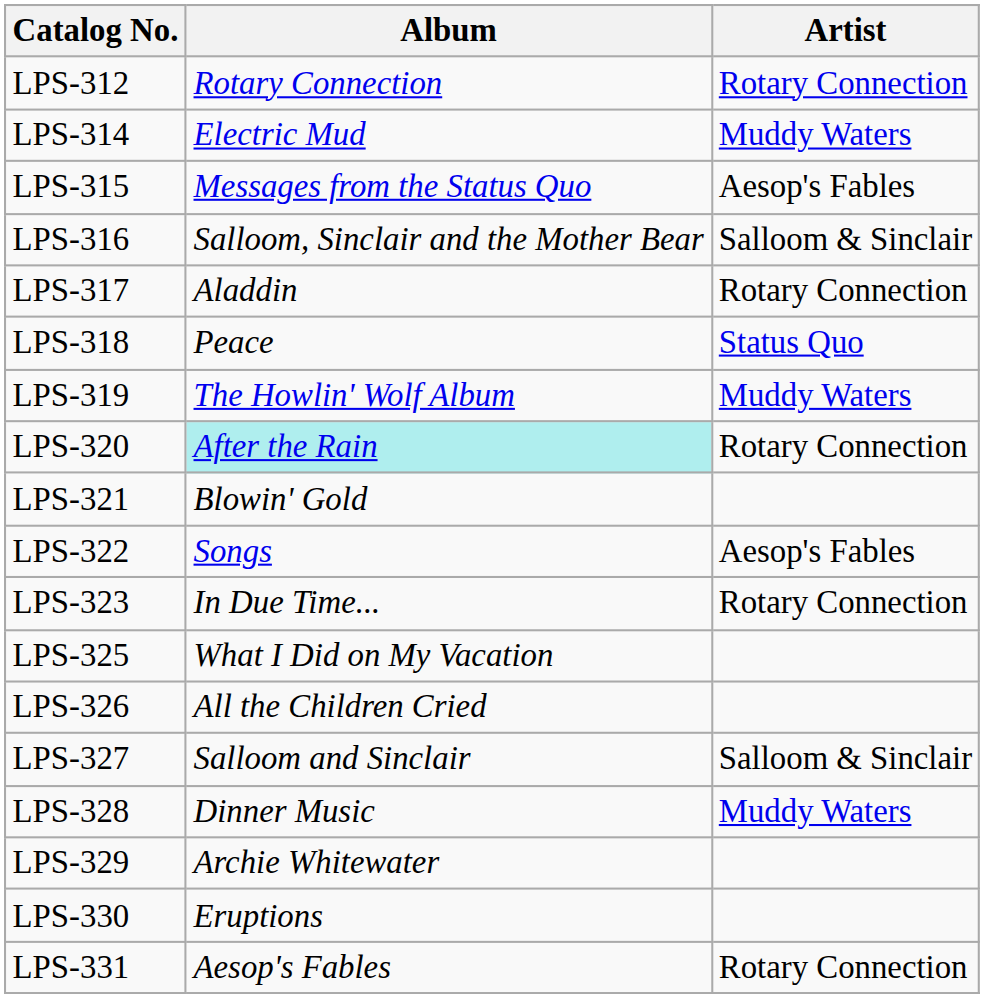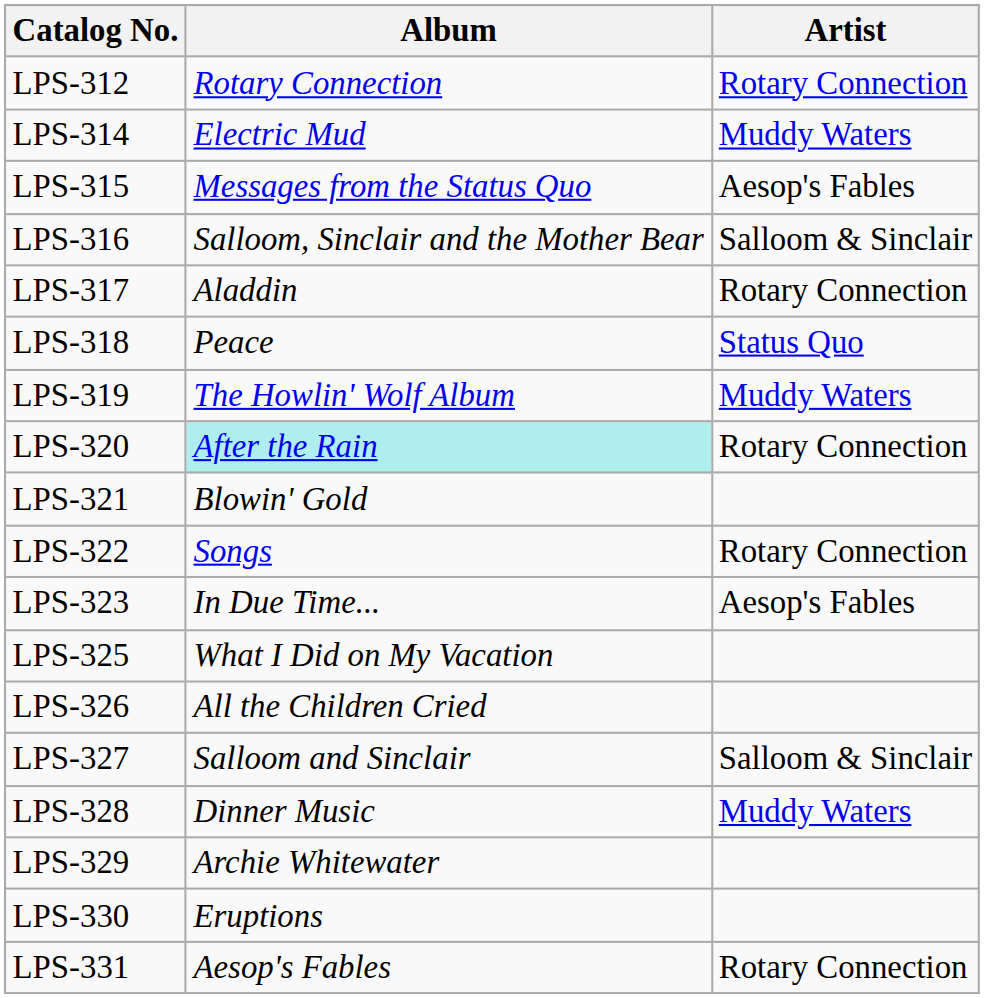(817, 550) Aesop's Fables -> (843, 550) Rotary Connection
(843, 602) Rotary Connection -> (817, 602) Aesop's Fables
